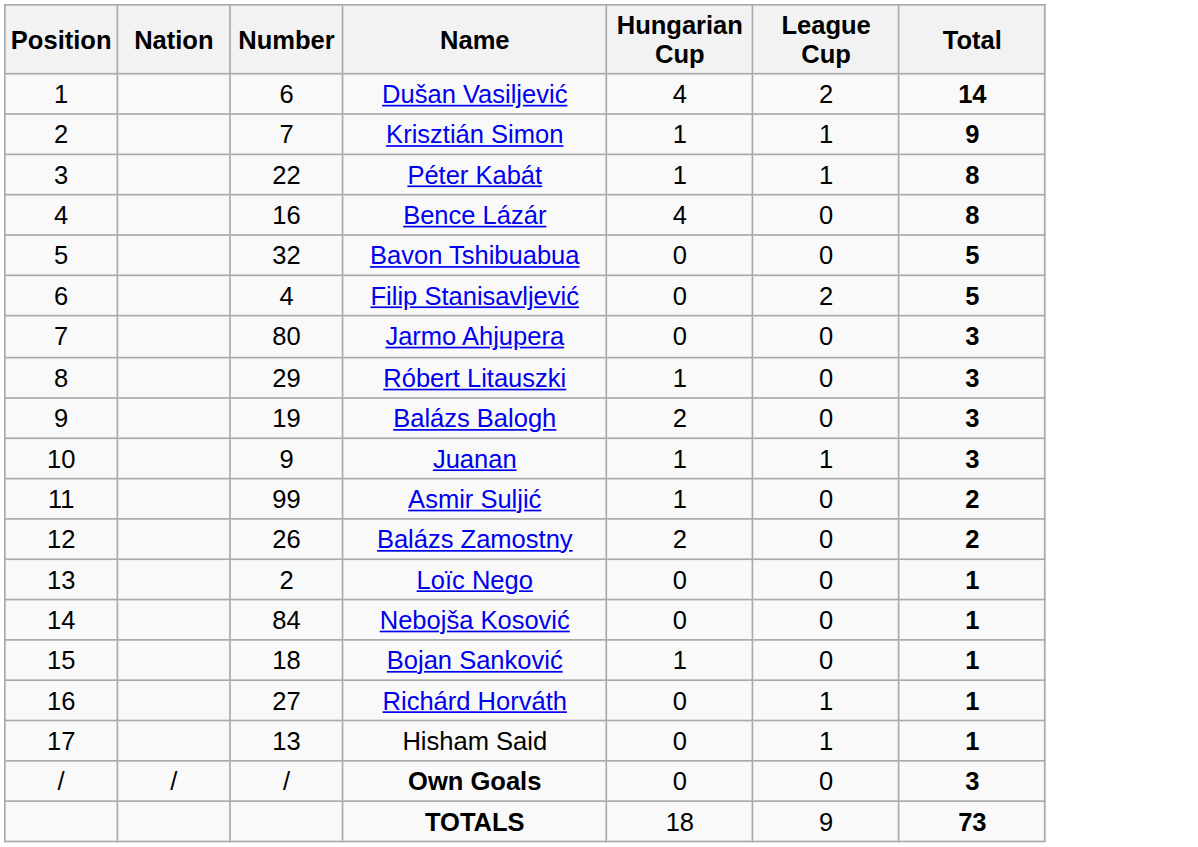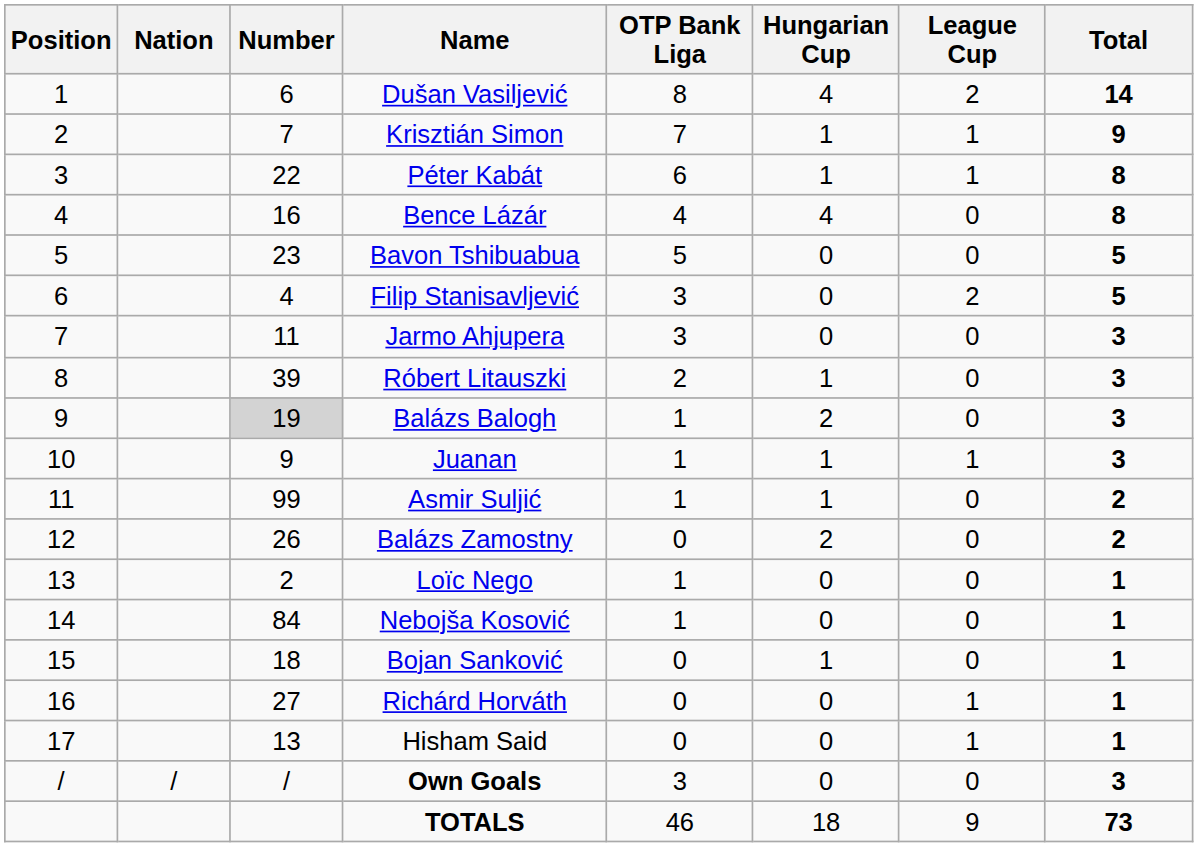+ column: (680, 40)
(287, 256) 32 -> (287, 256) 23
(287, 337) 80 -> (286, 337) 11
(287, 377) 29 -> (287, 377) 39
(287, 418) no background -> (287, 418) lightgrey background
